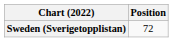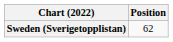(148, 28) 72 -> (148, 28) 62
